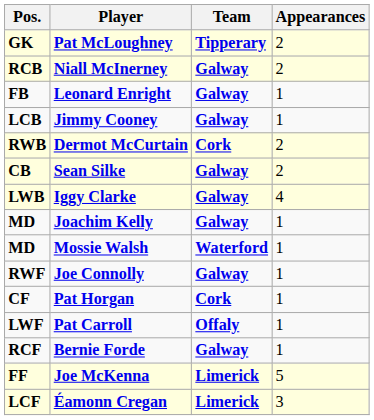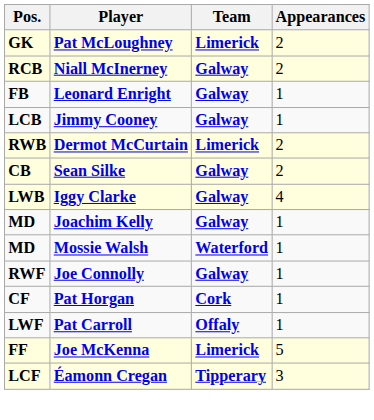(231, 42) Tipperary -> (227, 42) Limerick
(213, 145) Cork -> (227, 145) Limerick
- row: (99, 350)
(227, 401) Limerick -> (231, 376) Tipperary
